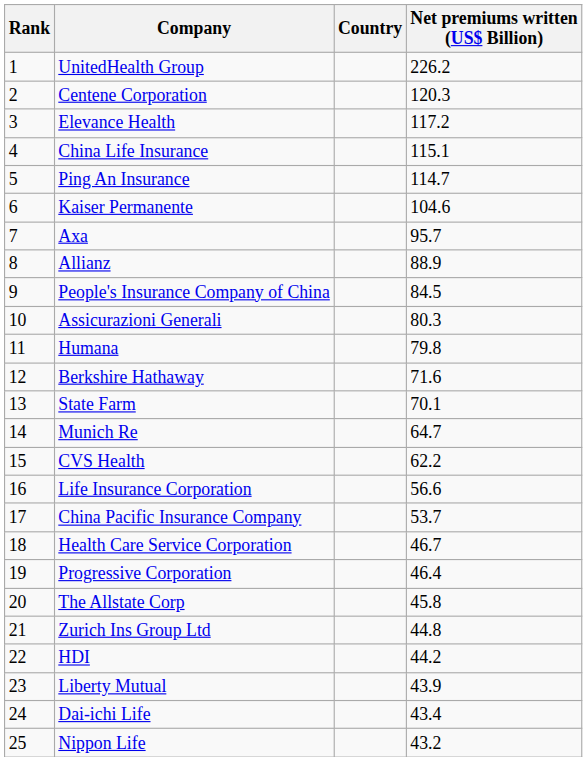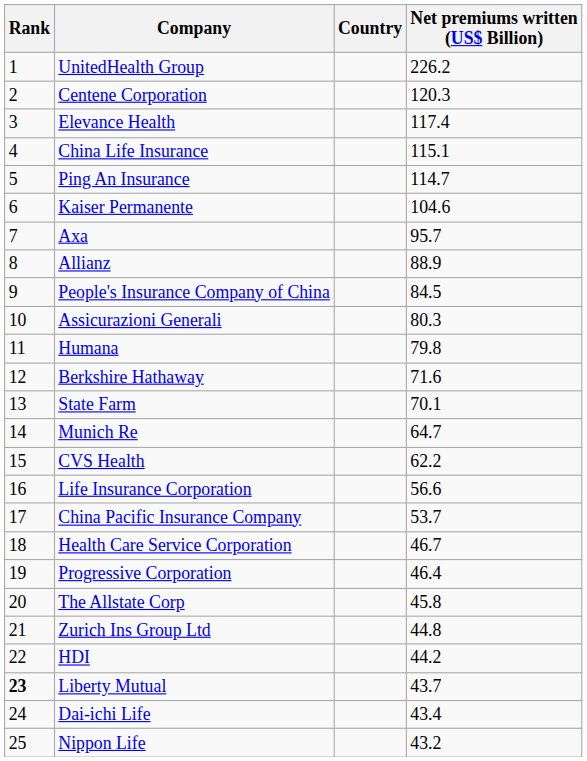(430, 123) 117.2 -> (430, 123) 117.4
(18, 686) normal -> (18, 686) bold
(426, 686) 43.9 -> (426, 686) 43.7
